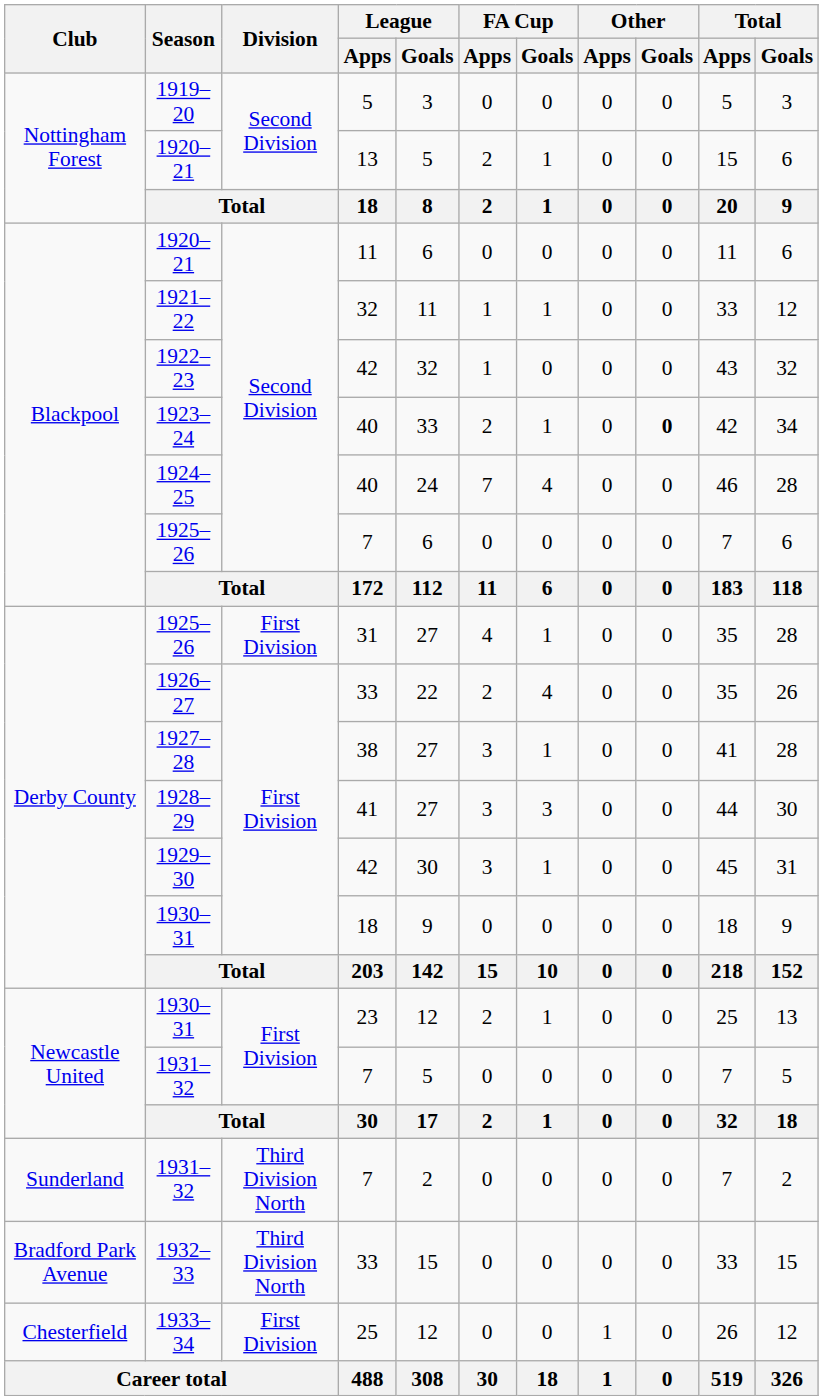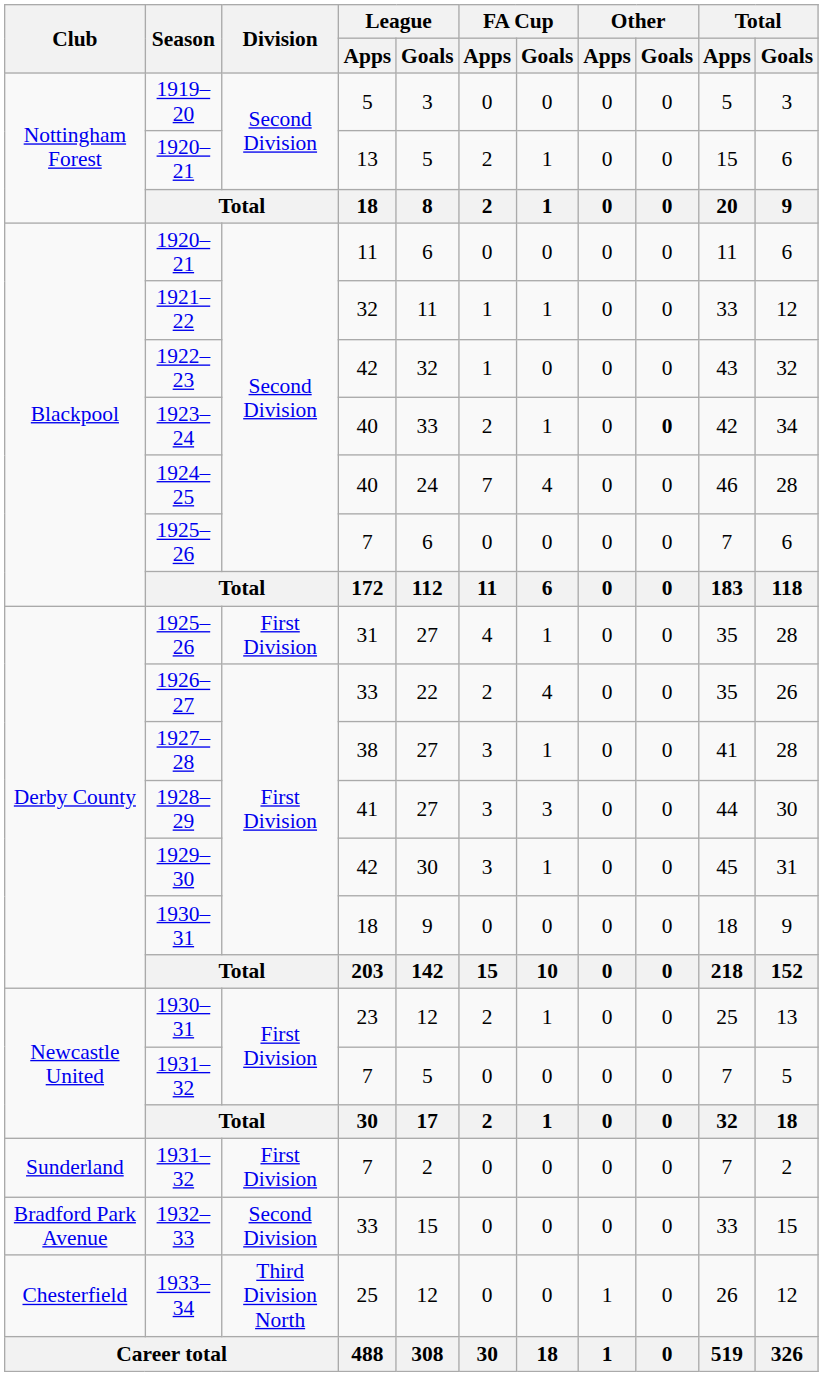(280, 1179) Third Division North -> (280, 1167) First Division
(280, 1261) Third Division North -> (280, 1225) Second Division
(280, 1332) First Division -> (280, 1295) Third Division North
